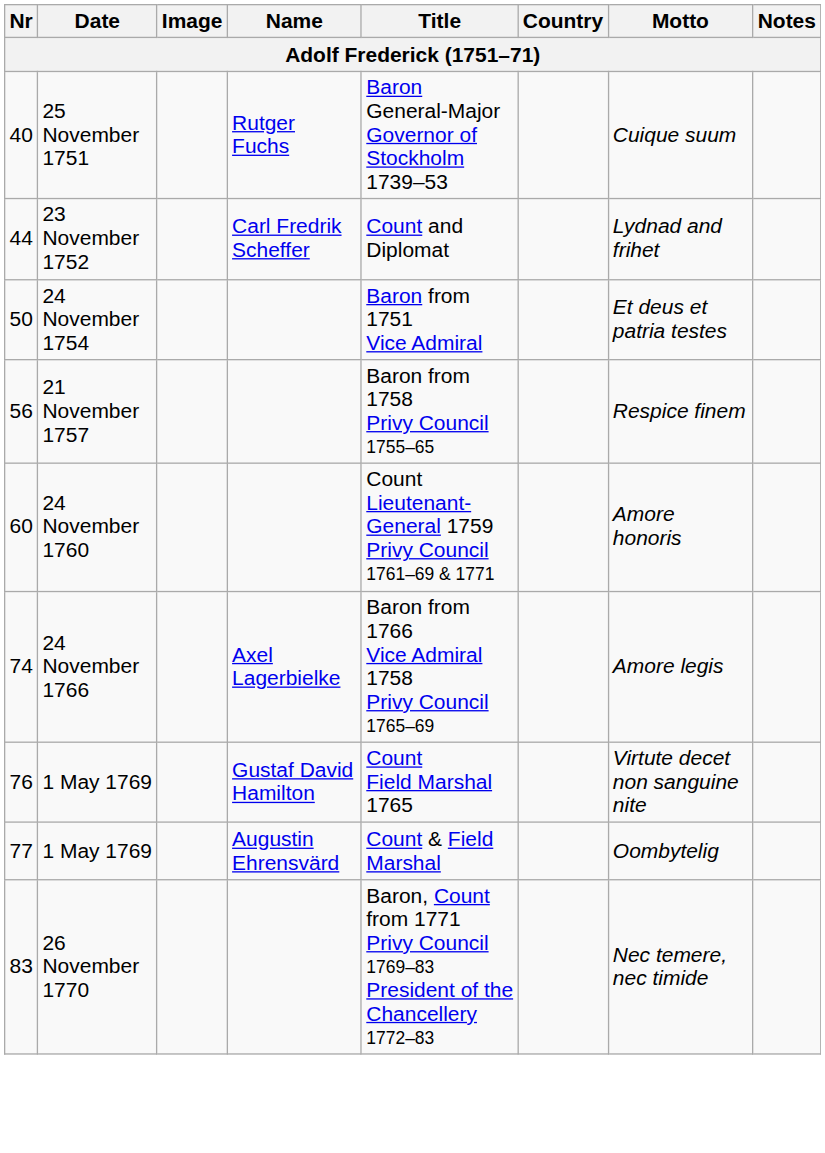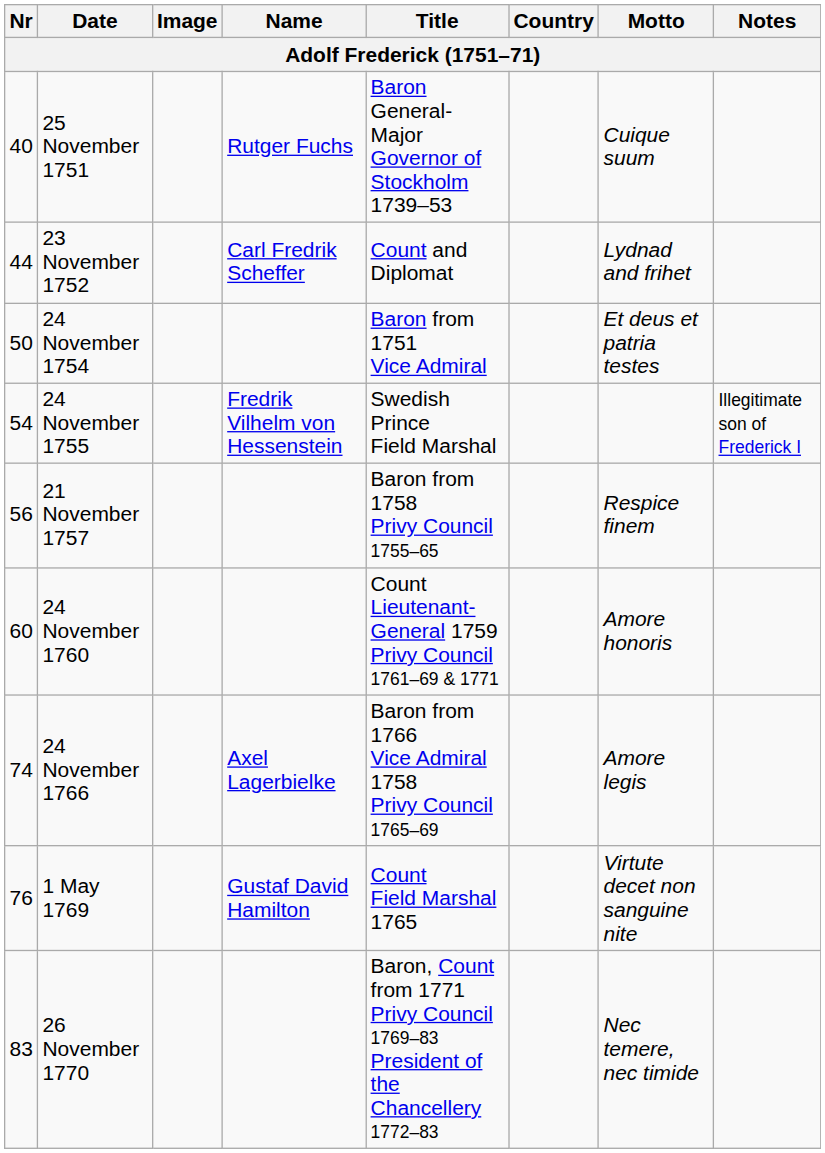+ row: (21, 423)
- row: (21, 850)
